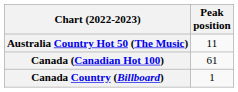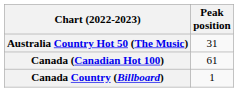(212, 43) 11 -> (212, 43) 31
